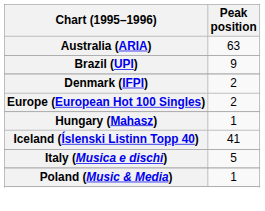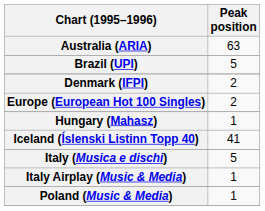(234, 64) 9 -> (234, 64) 5
+ row: (106, 177)
